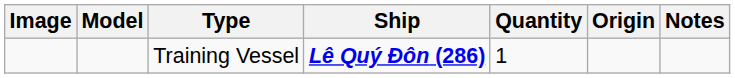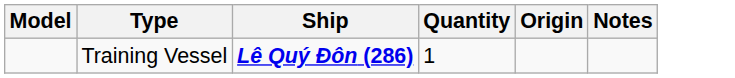- column: (41, 21)
